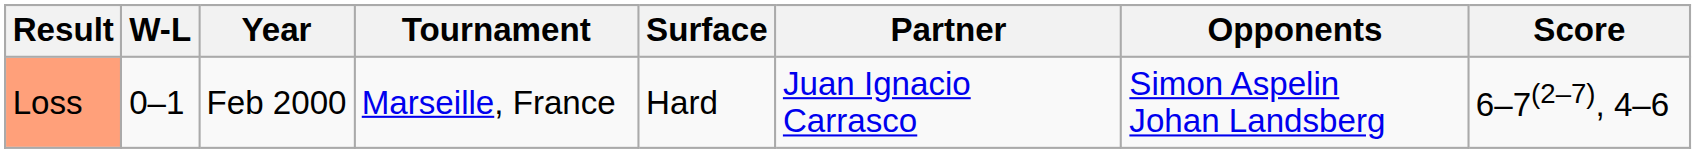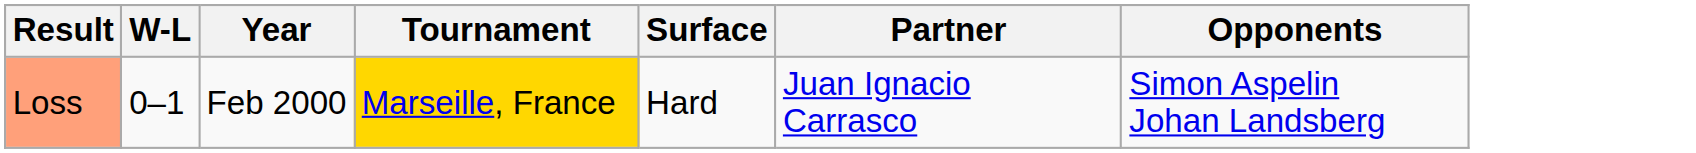- column: (1579, 30)
(489, 101) no background -> (489, 101) gold background
